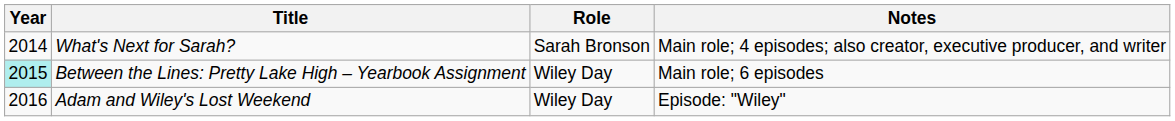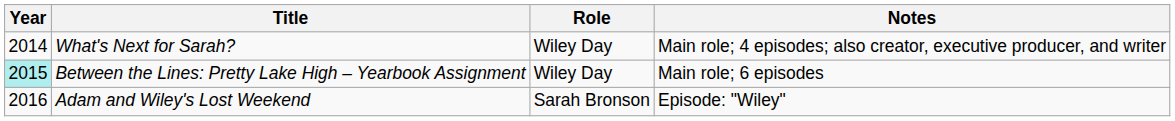(592, 45) Sarah Bronson -> (573, 45) Wiley Day
(573, 101) Wiley Day -> (592, 101) Sarah Bronson
